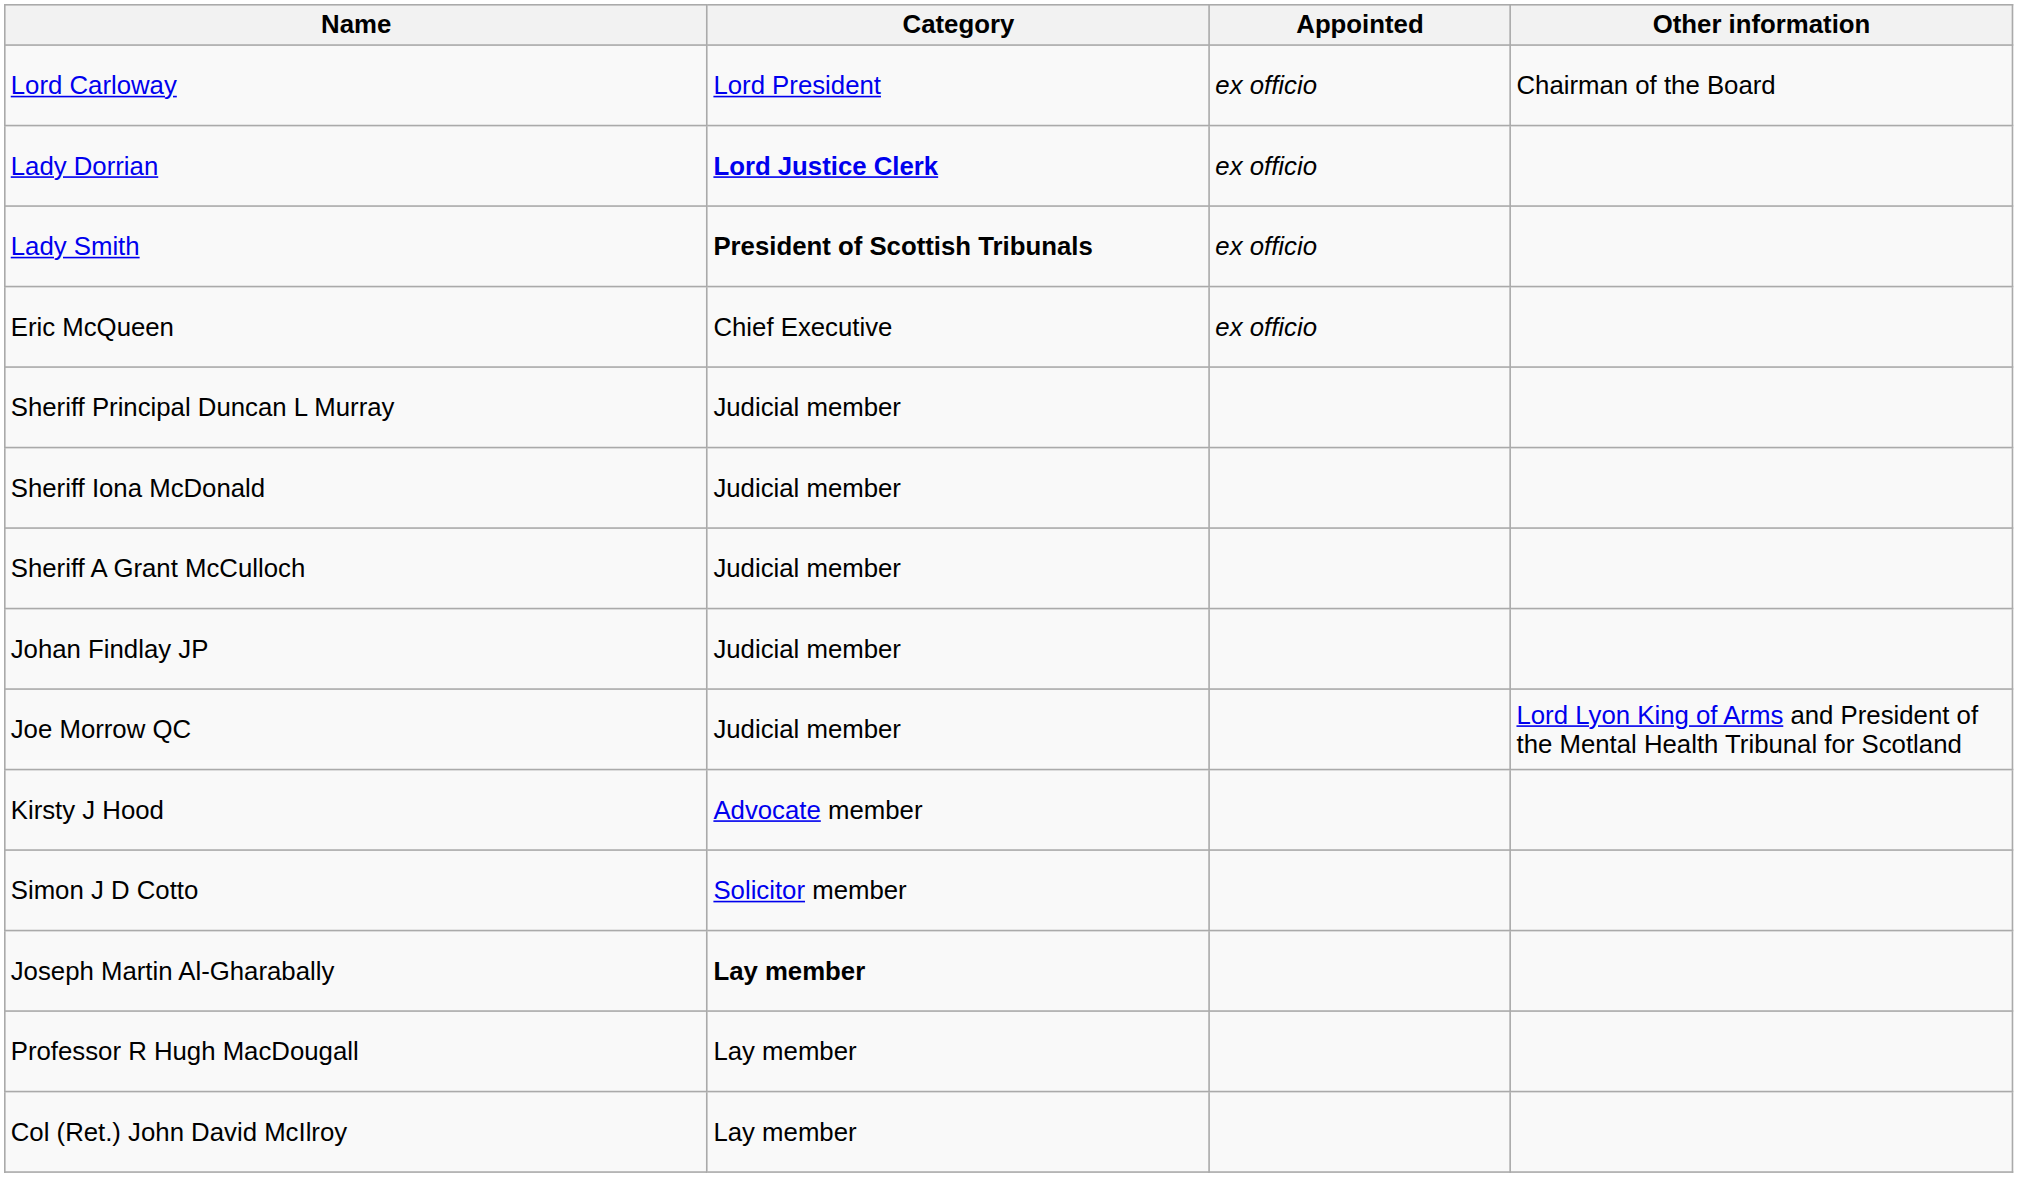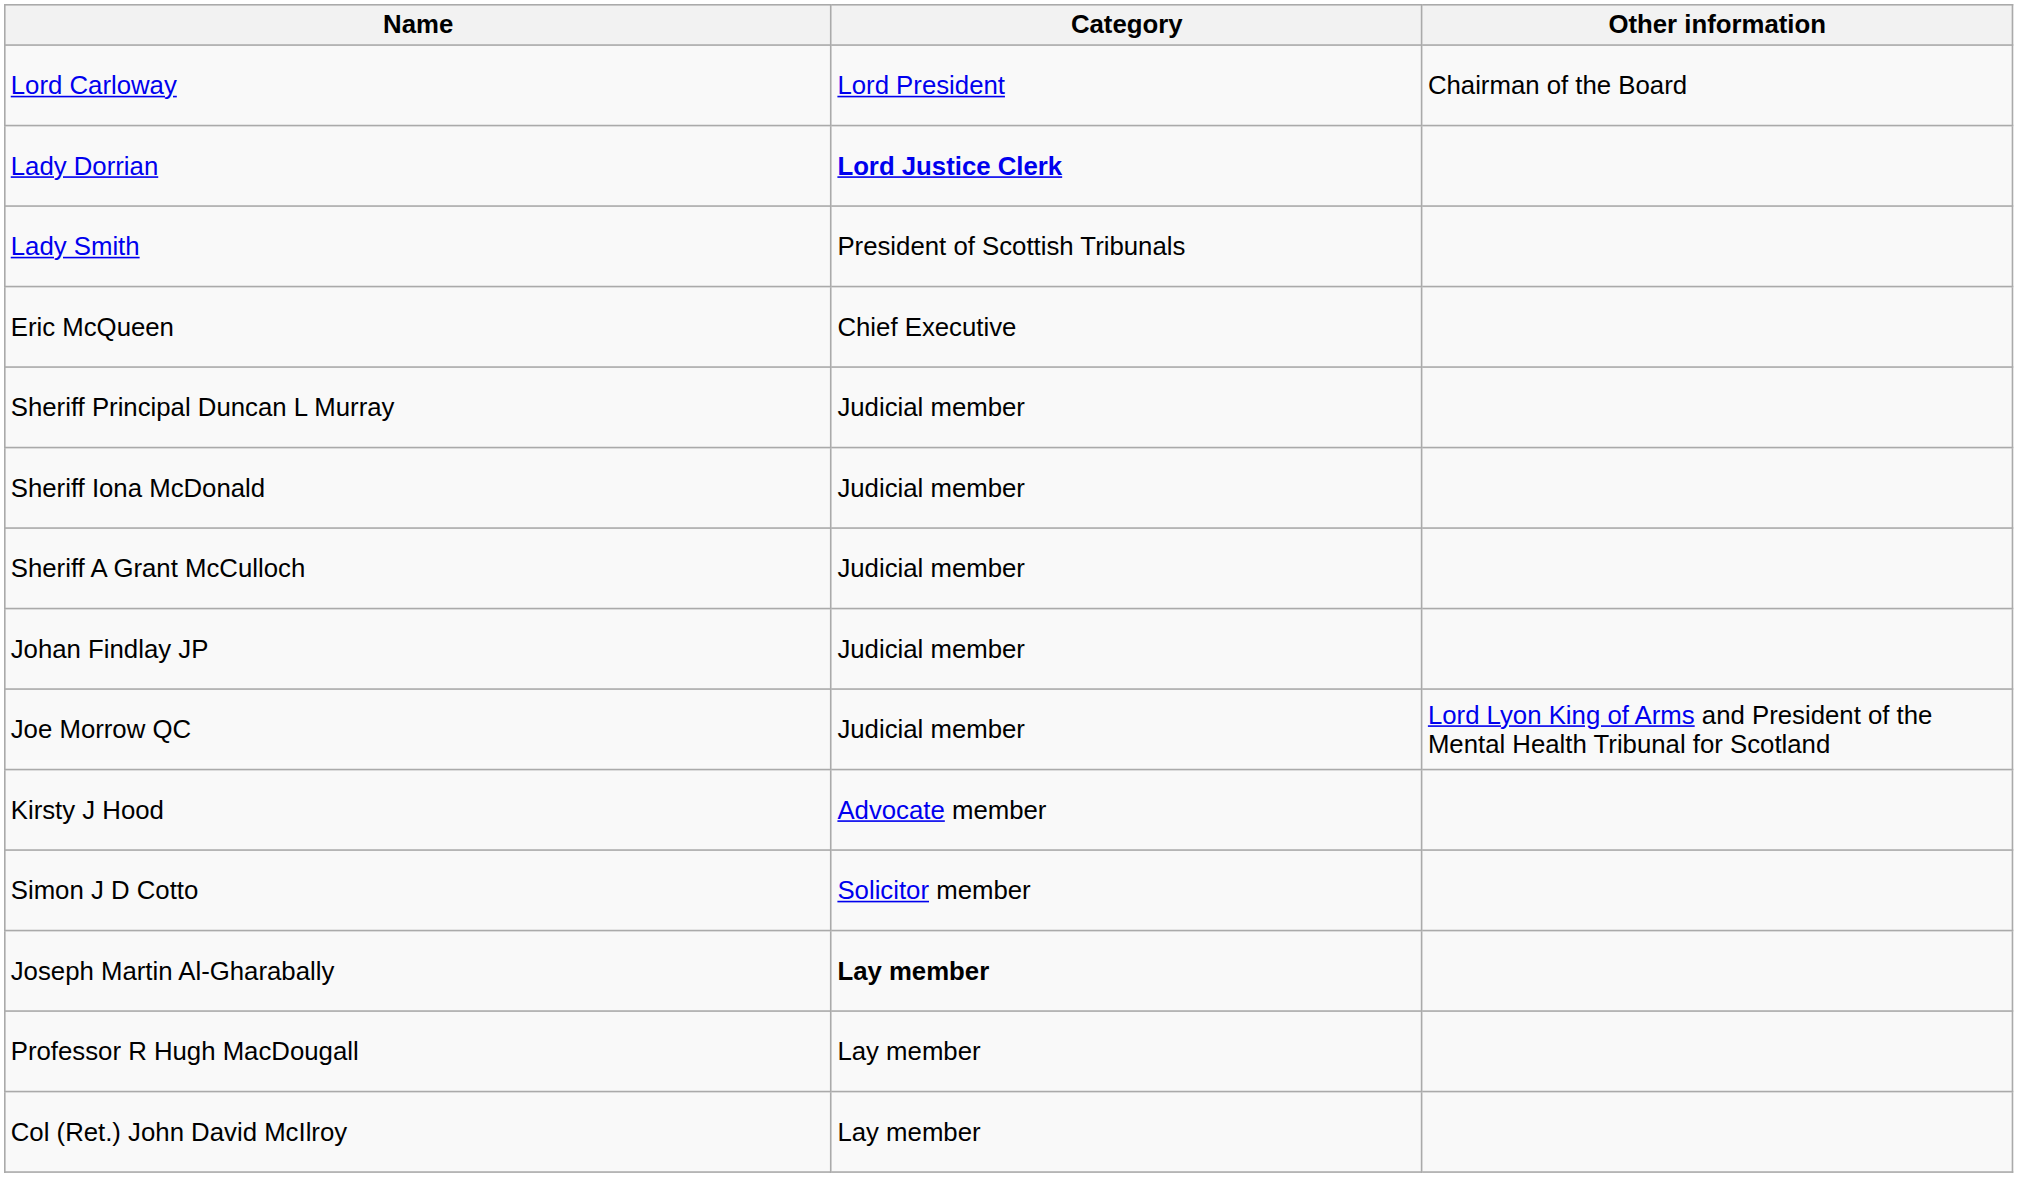- column: (1360, 24)
(903, 246) bold -> (1011, 246) normal
